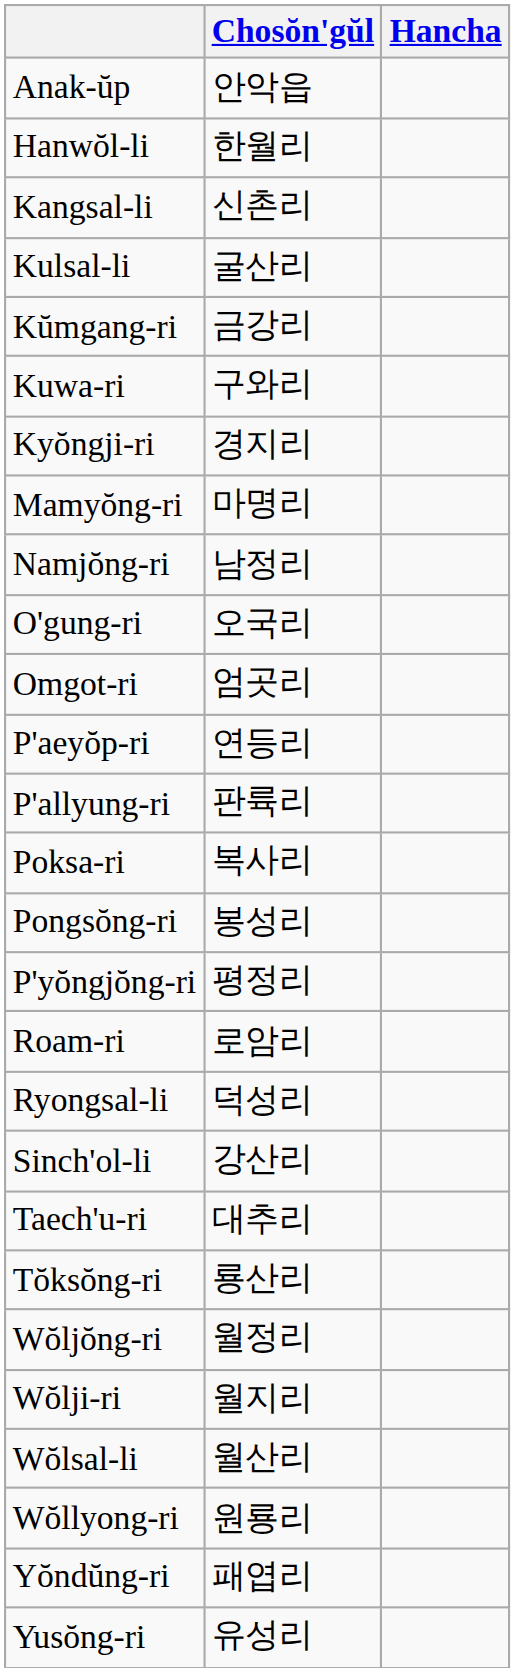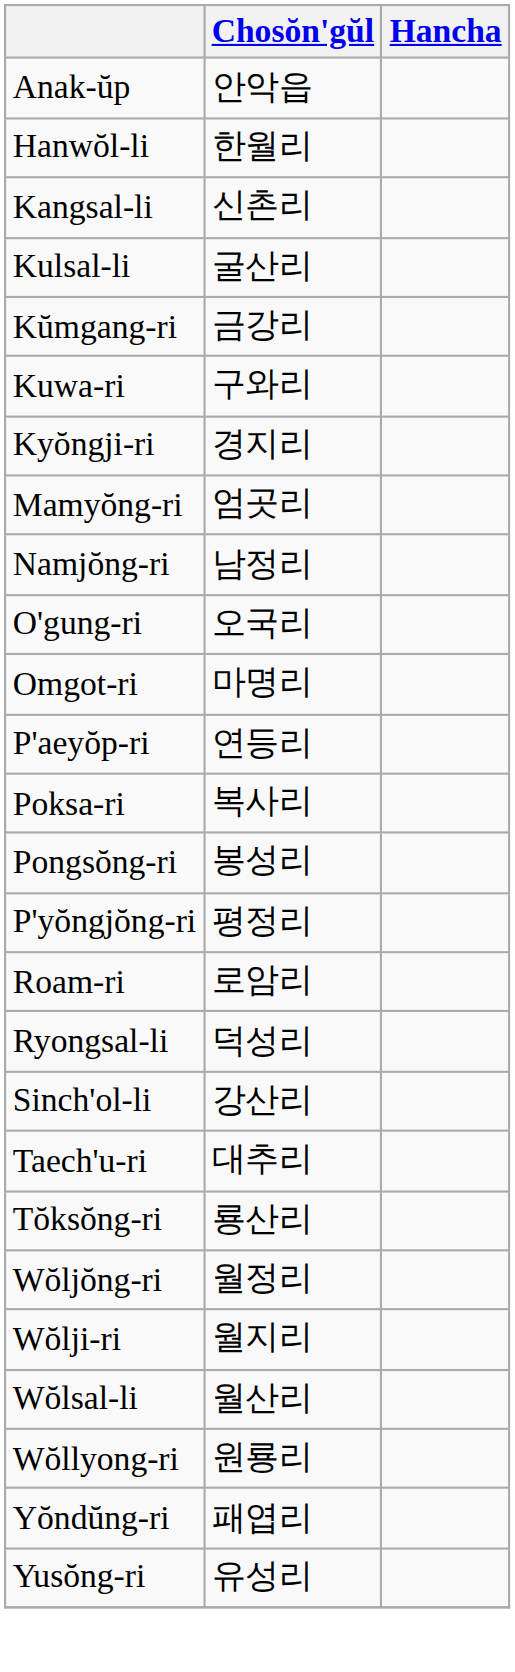(262, 503) 마명리 -> (262, 503) 엄곳리
(262, 682) 엄곳리 -> (262, 682) 마명리
- row: (91, 802)
